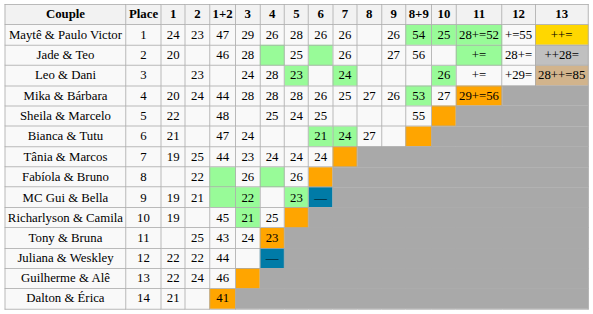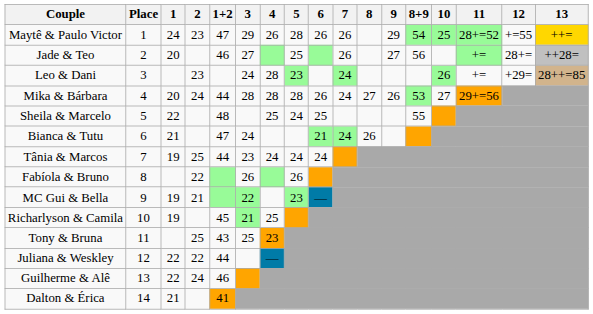(394, 34) 26 -> (394, 34) 29
(248, 55) 28 -> (248, 55) 27
(345, 95) 25 -> (345, 95) 24
(369, 136) 27 -> (369, 136) 26
(248, 237) 24 -> (248, 237) 25
